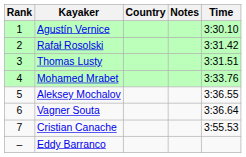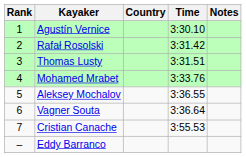columns swapped: (221, 12) <-> (185, 12)
